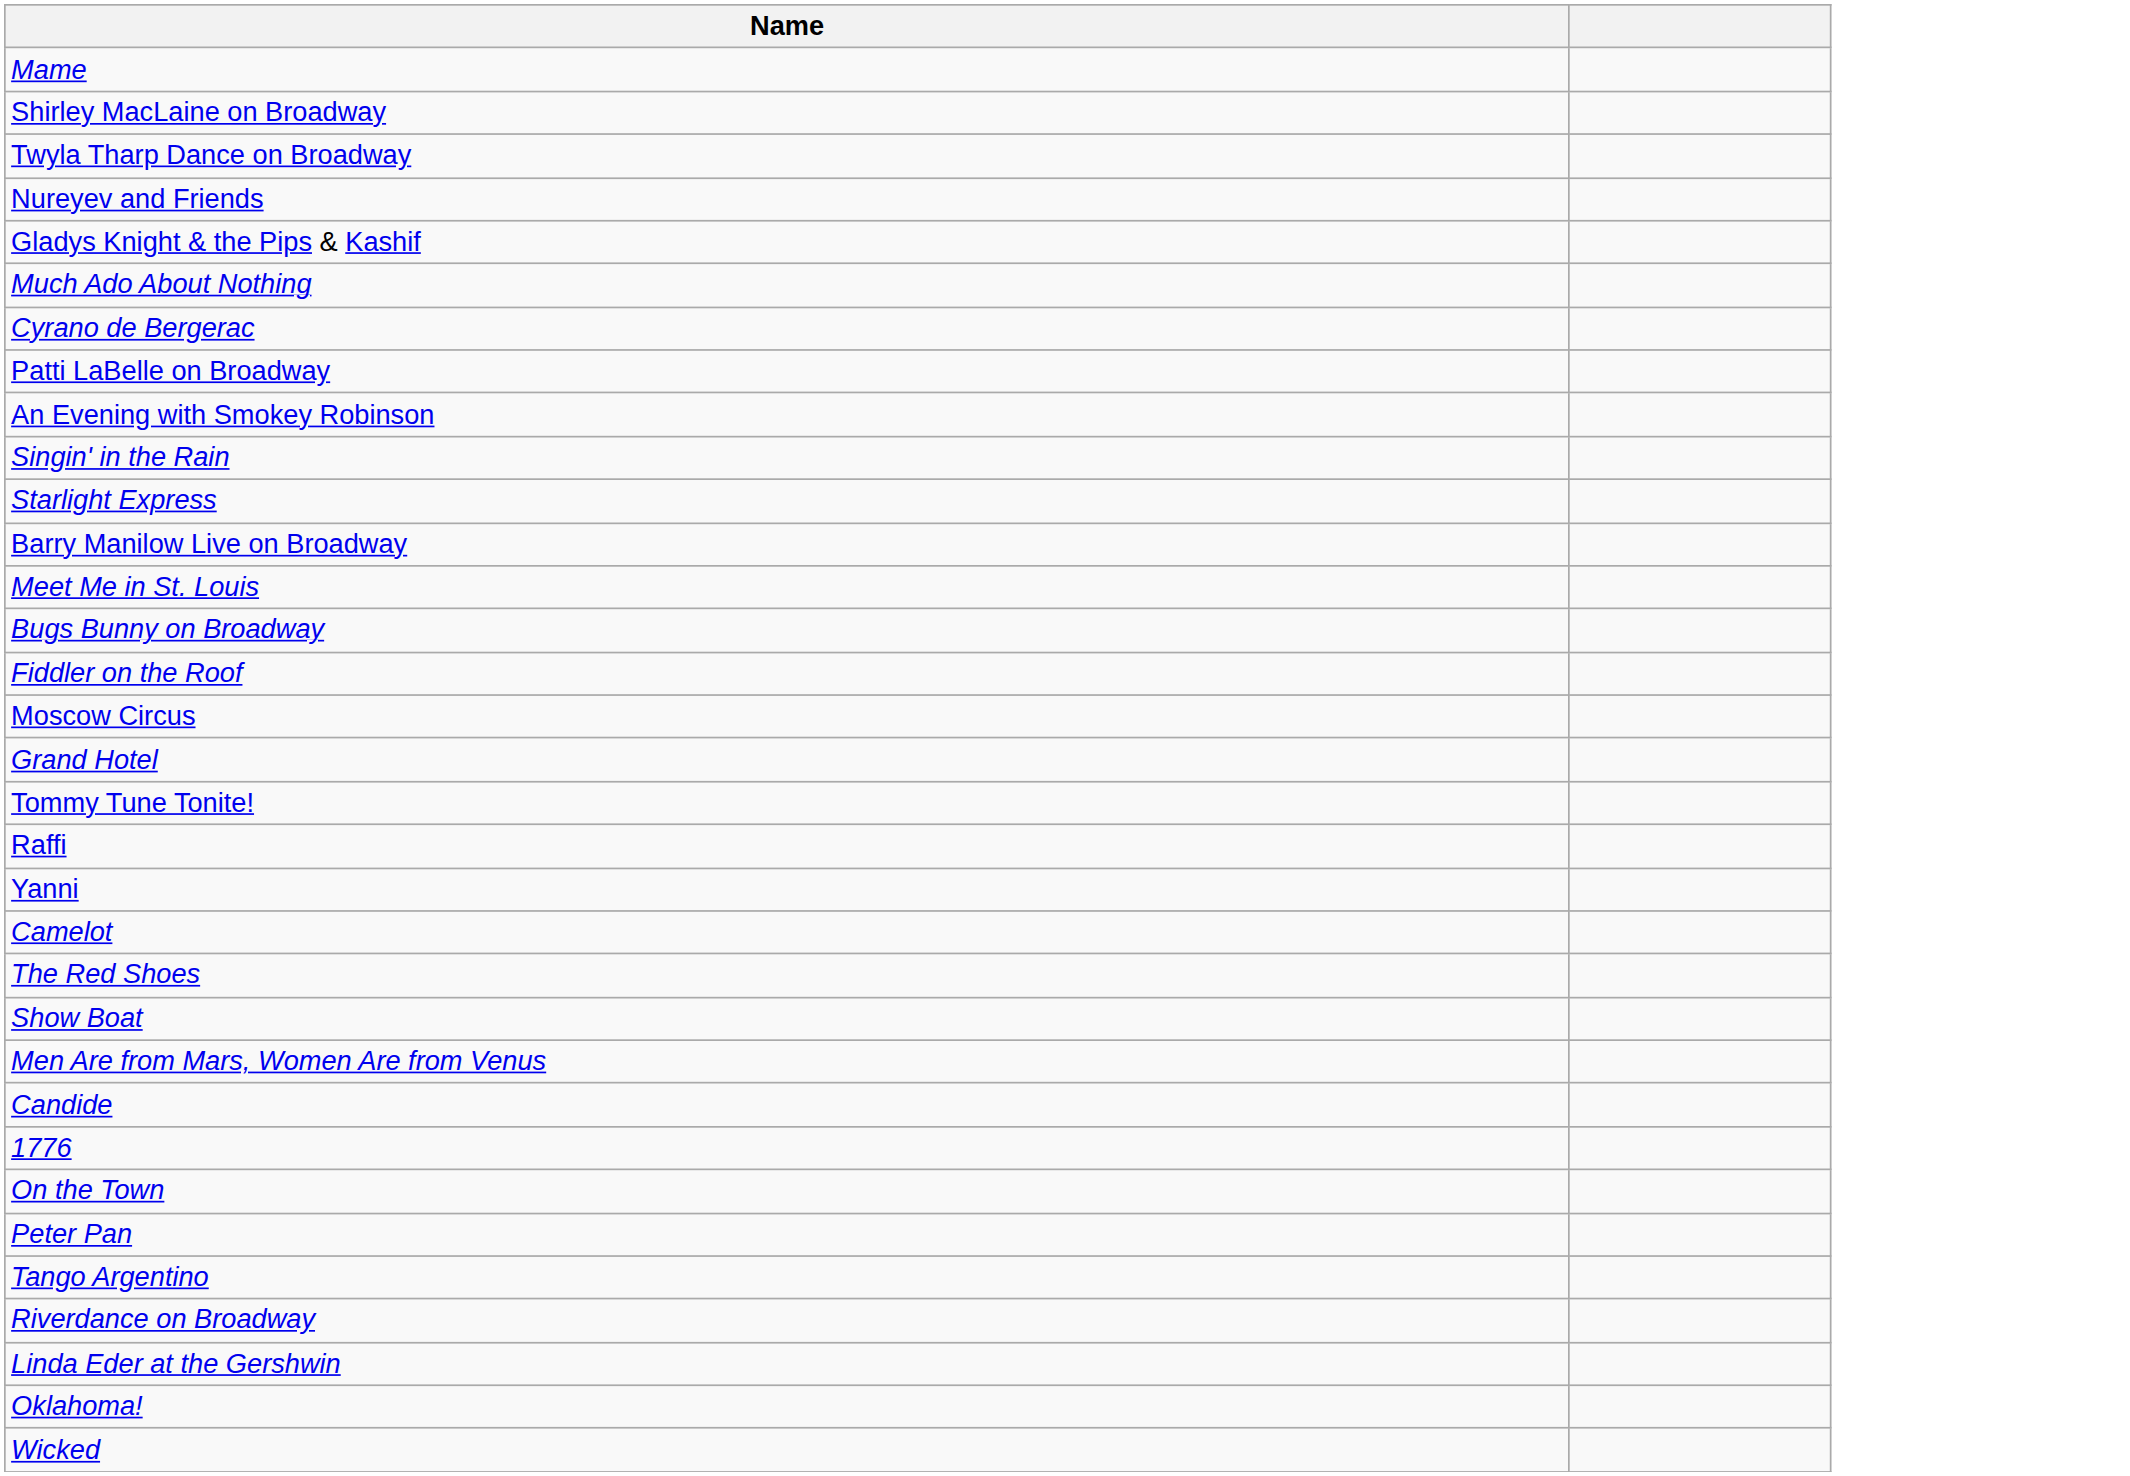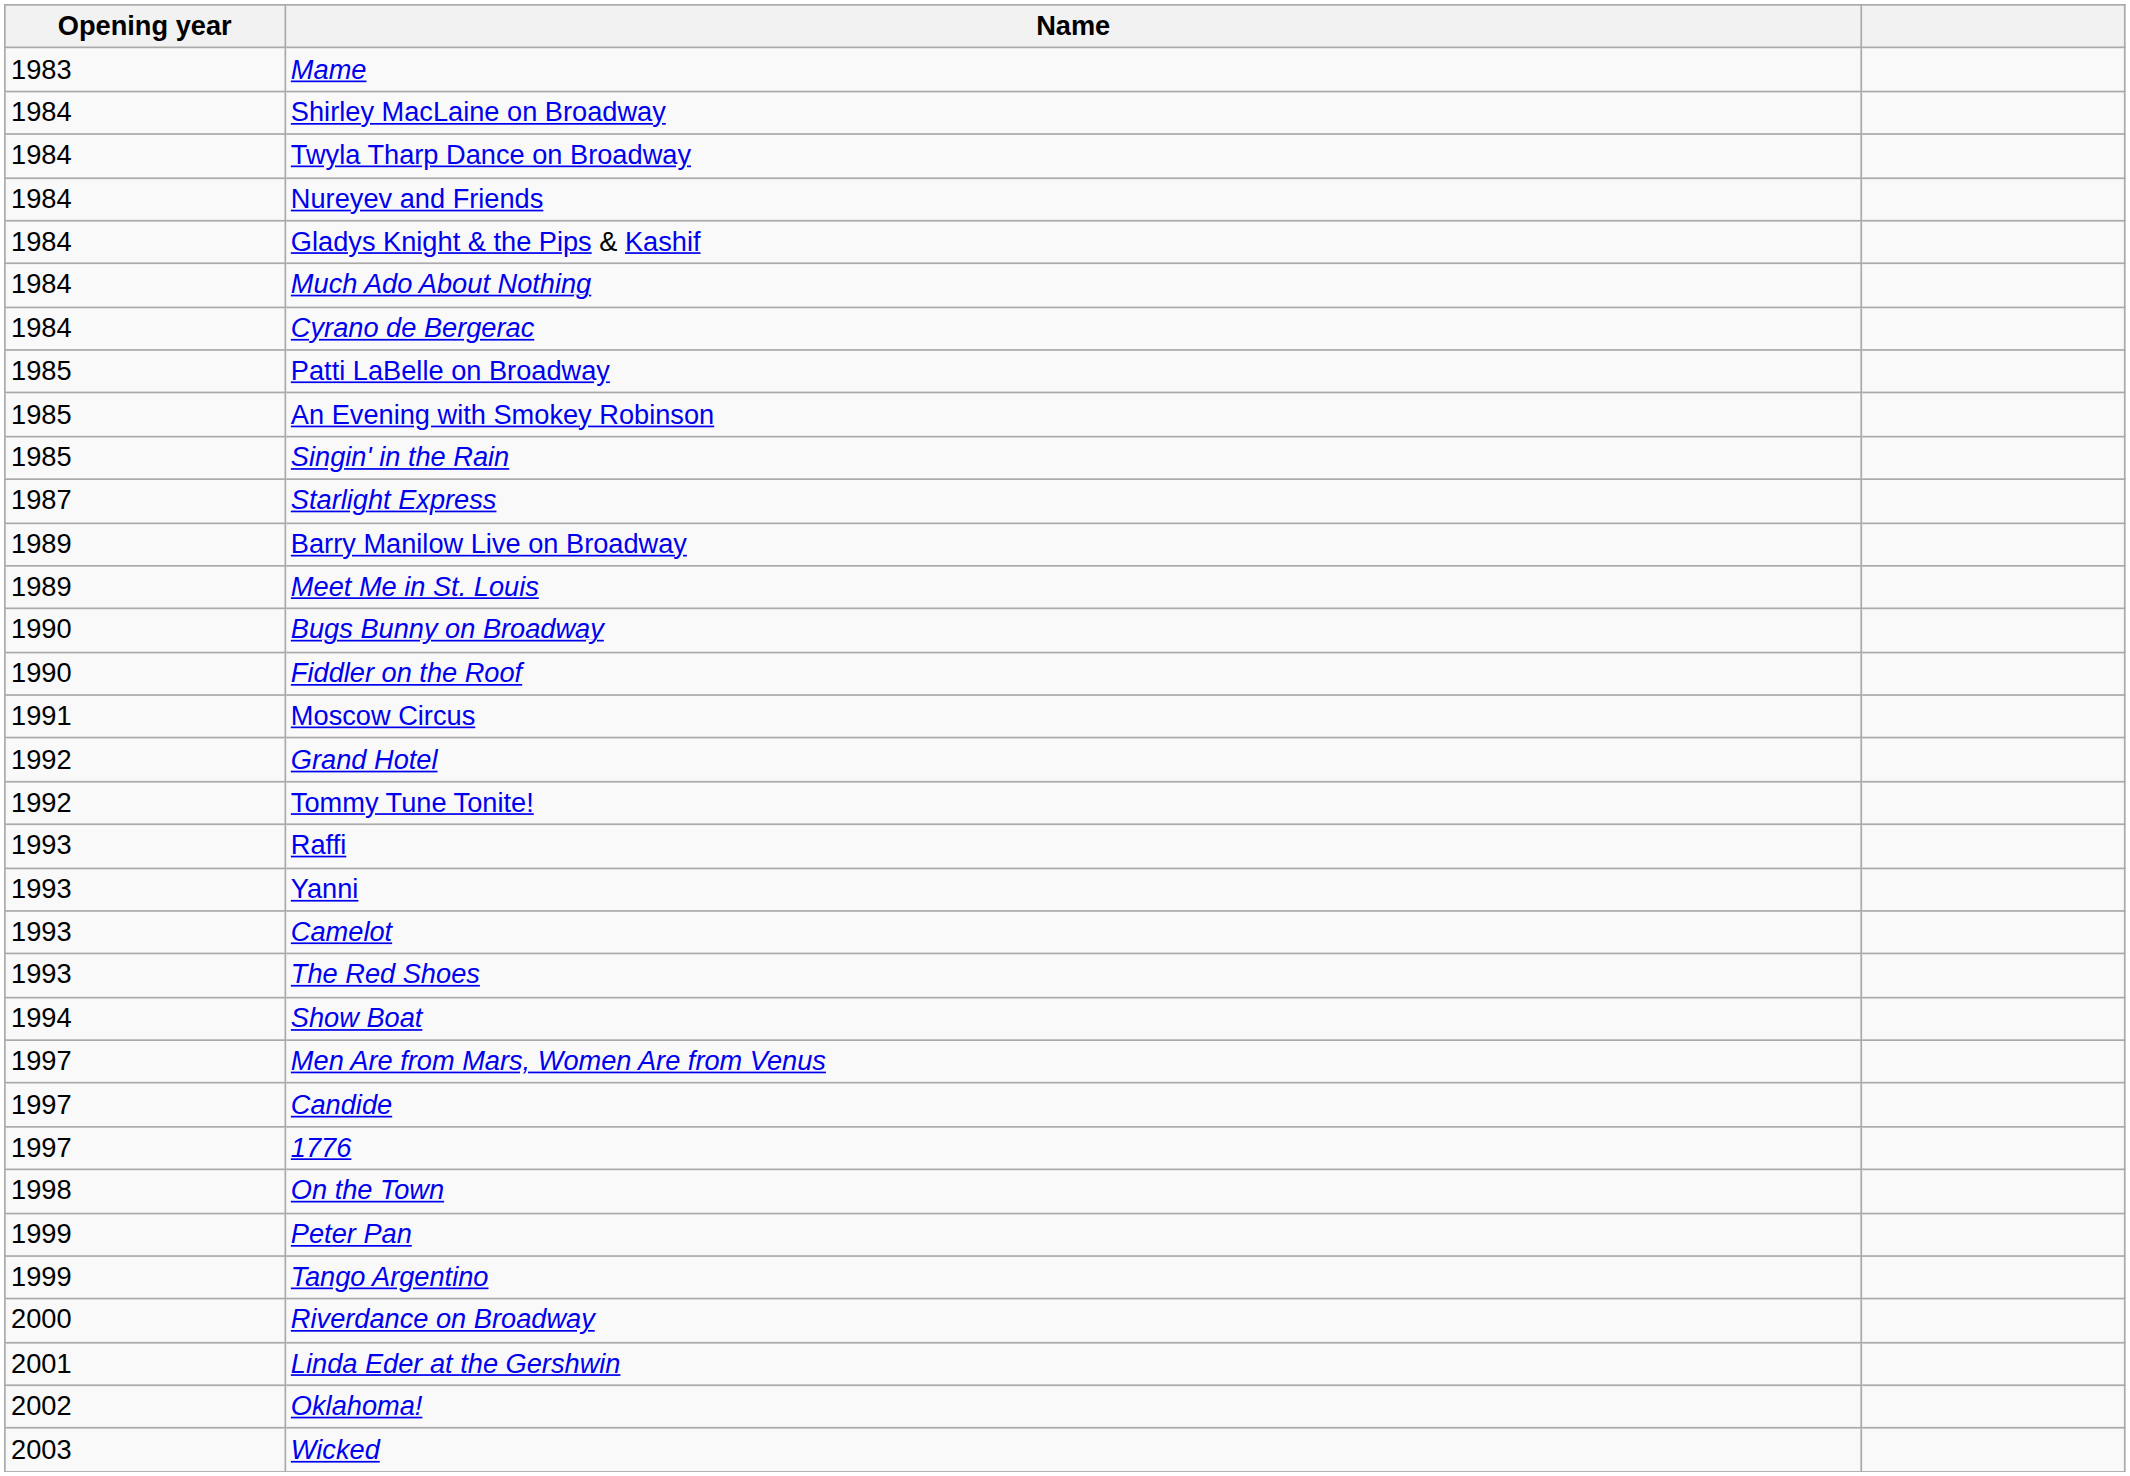+ column: (145, 26)
